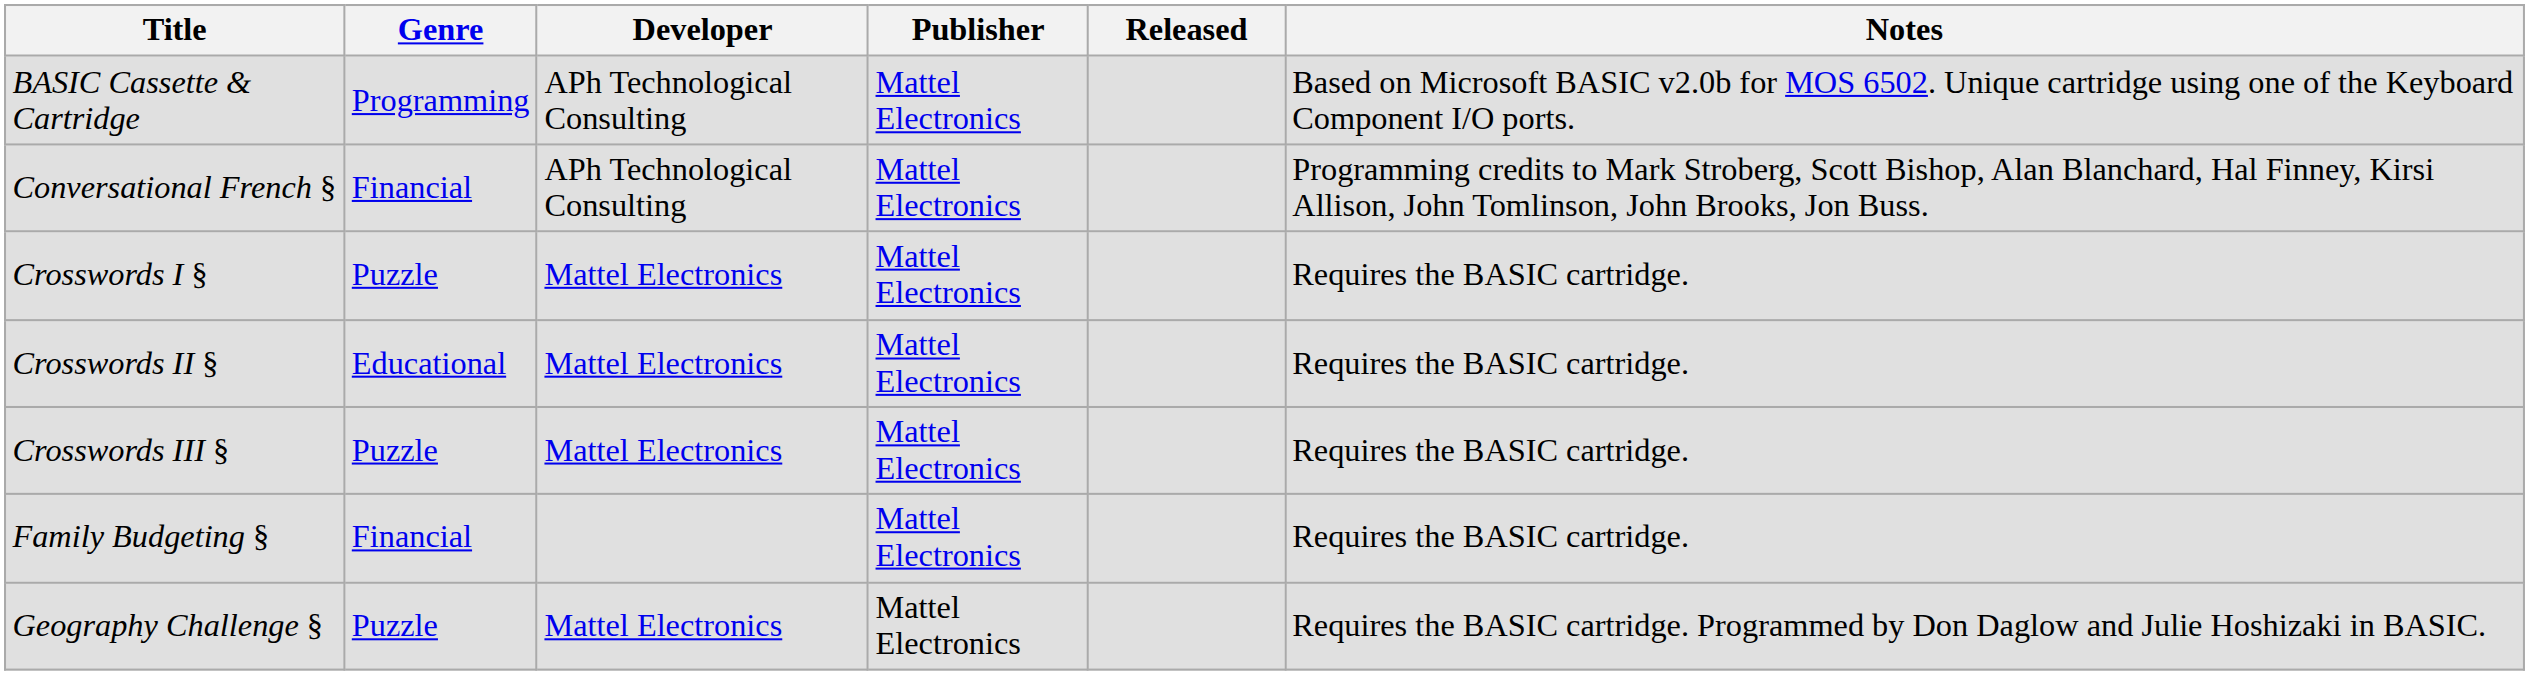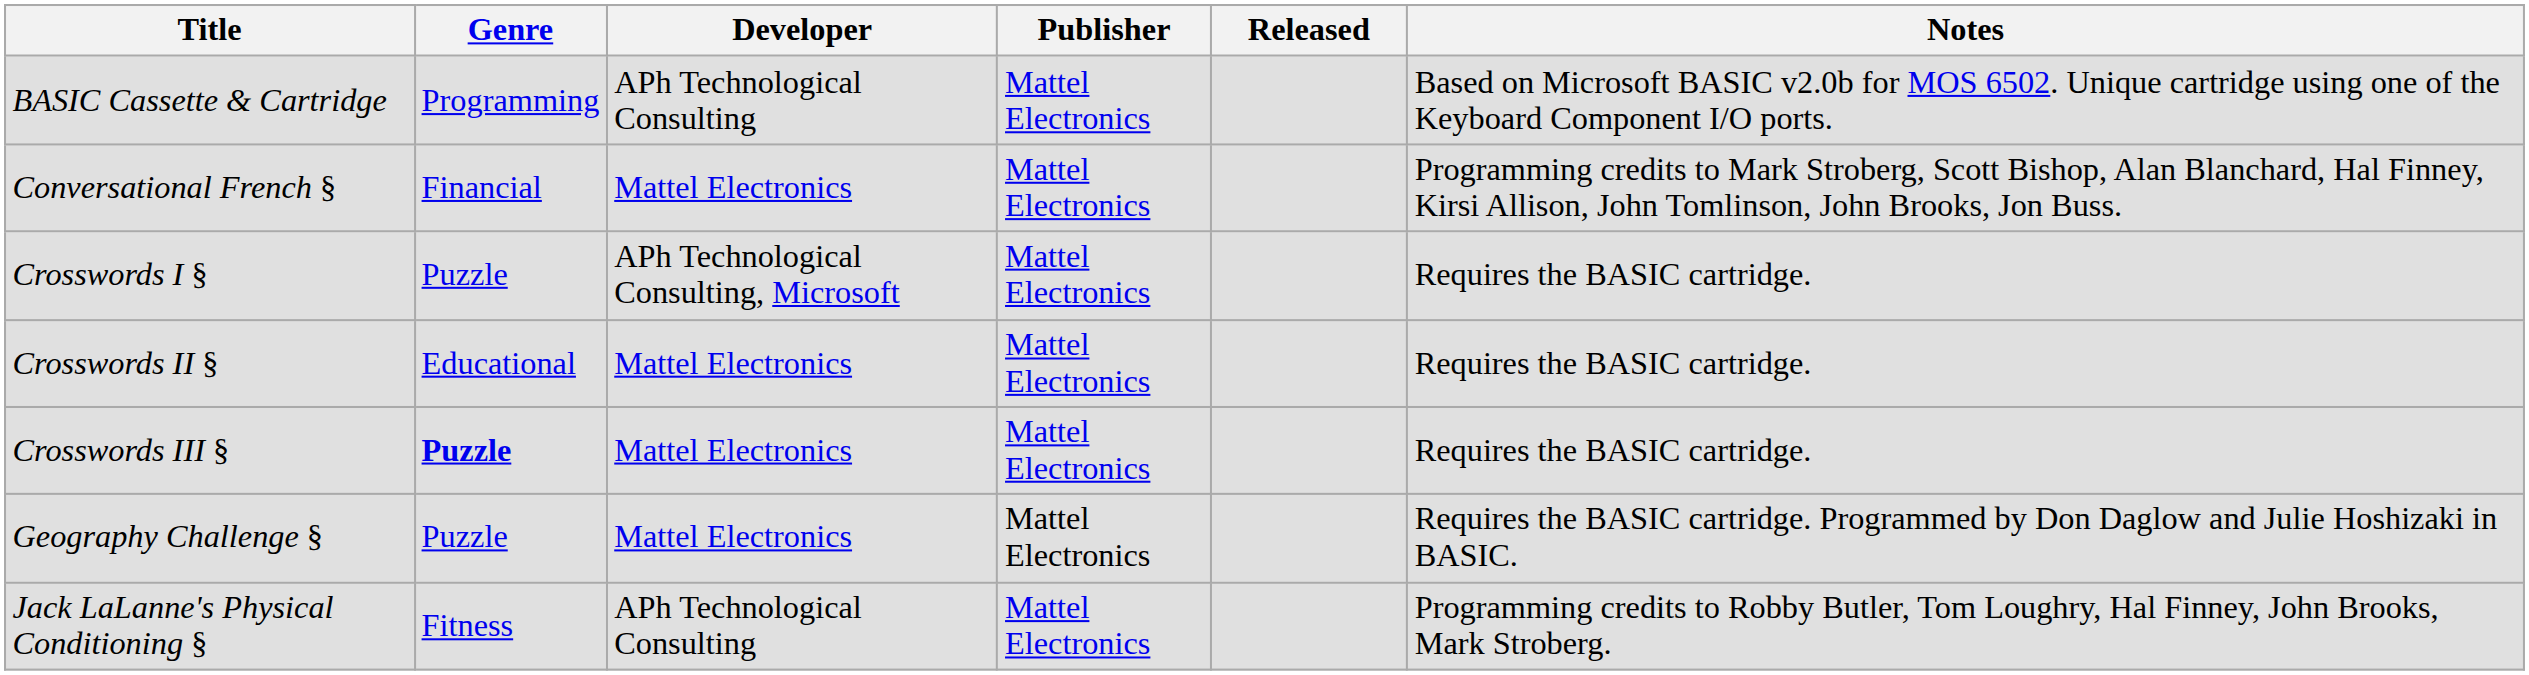(668, 187) APh Technological Consulting -> (733, 187) Mattel Electronics
(663, 274) Mattel Electronics -> (757, 274) APh Technological Consulting, Microsoft
(395, 450) normal -> (466, 450) bold
- row: (141, 537)
+ row: (173, 625)
